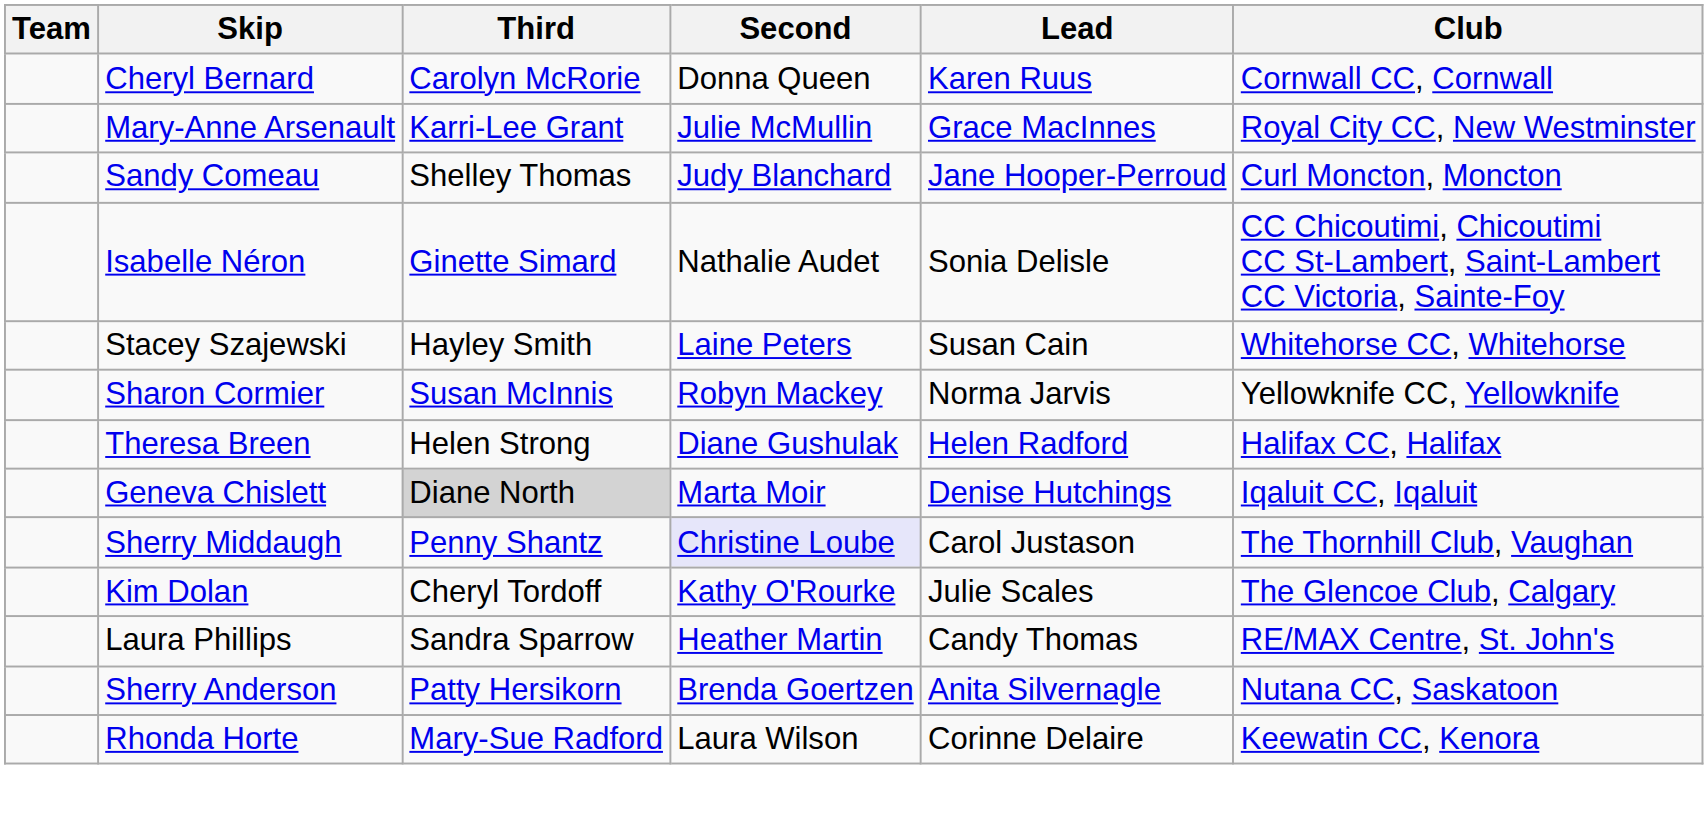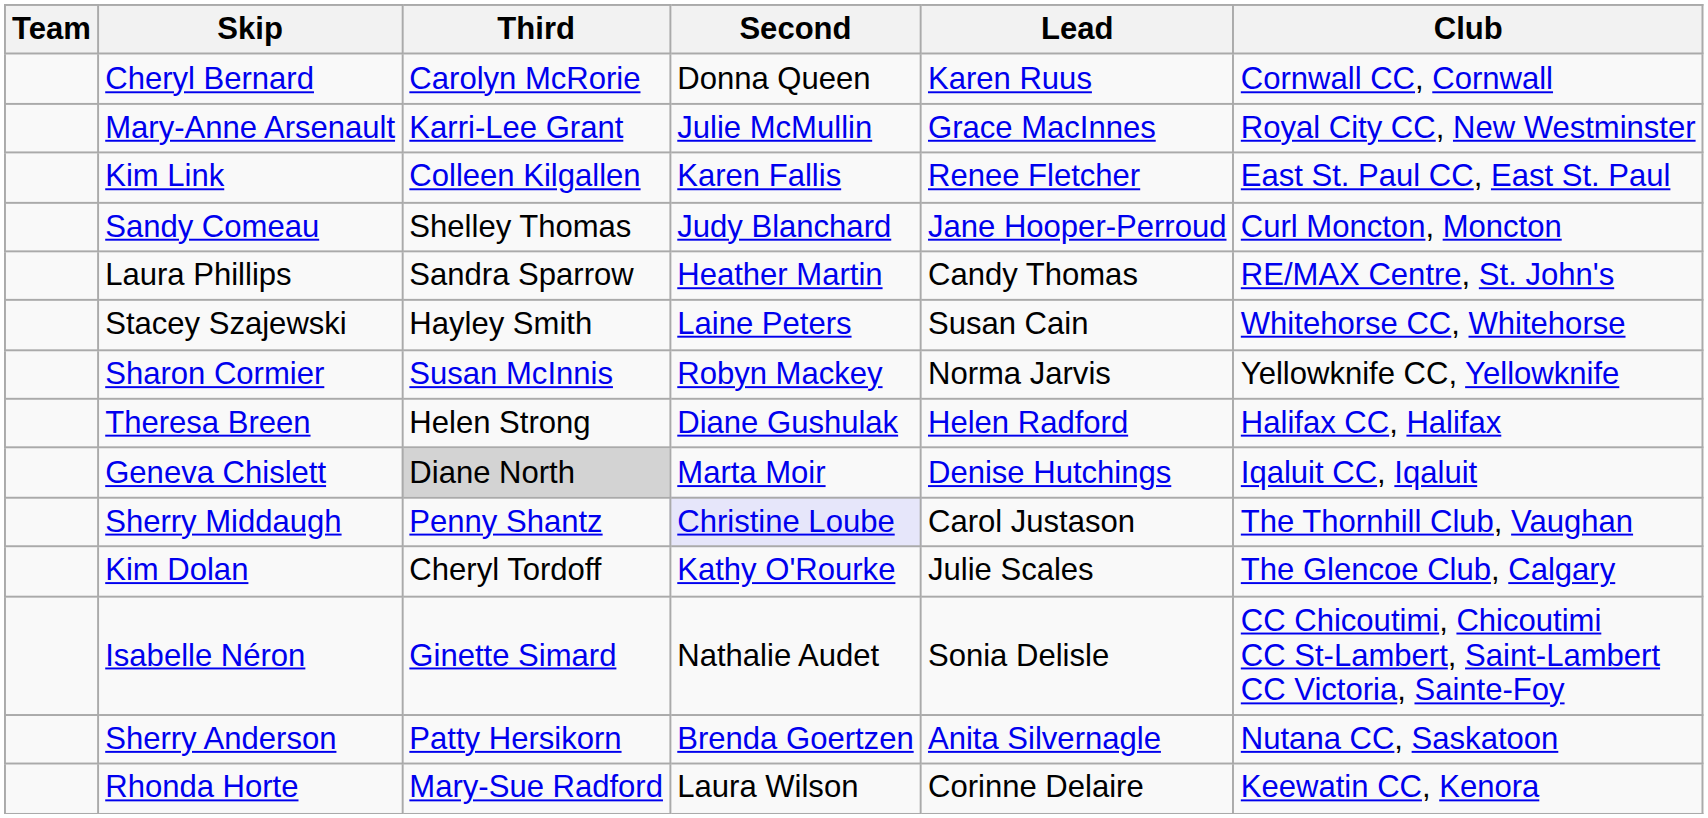+ row: (165, 176)
rows swapped: (198, 640) <-> (205, 260)
